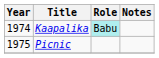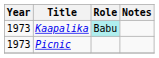(19, 29) 1974 -> (19, 29) 1973
(19, 45) 1975 -> (19, 45) 1973
